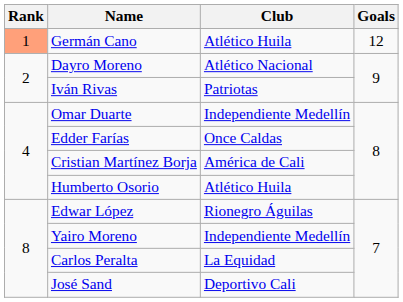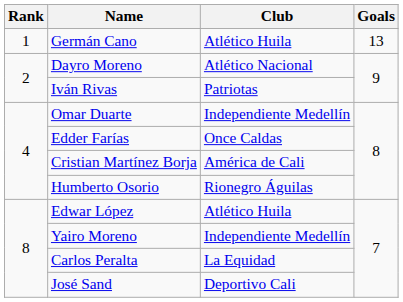(26, 41) lightsalmon background -> (26, 41) no background
(376, 41) 12 -> (376, 41) 13
(248, 187) Atlético Huila -> (258, 187) Rionegro Águilas
(258, 211) Rionegro Águilas -> (248, 211) Atlético Huila
